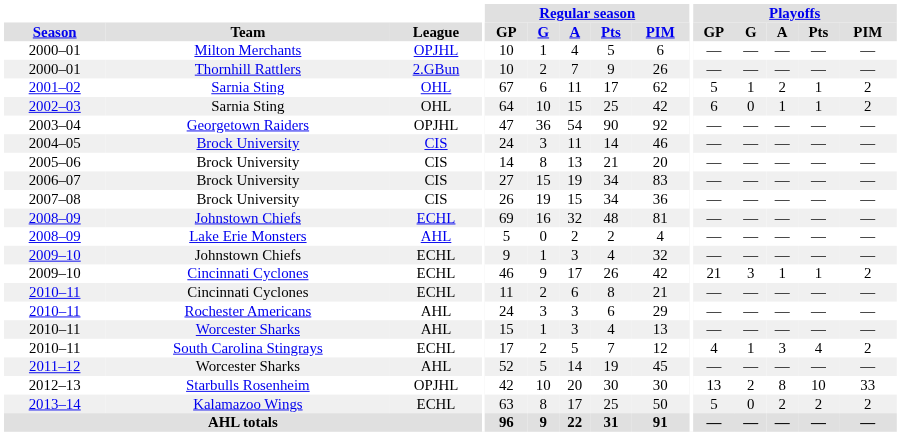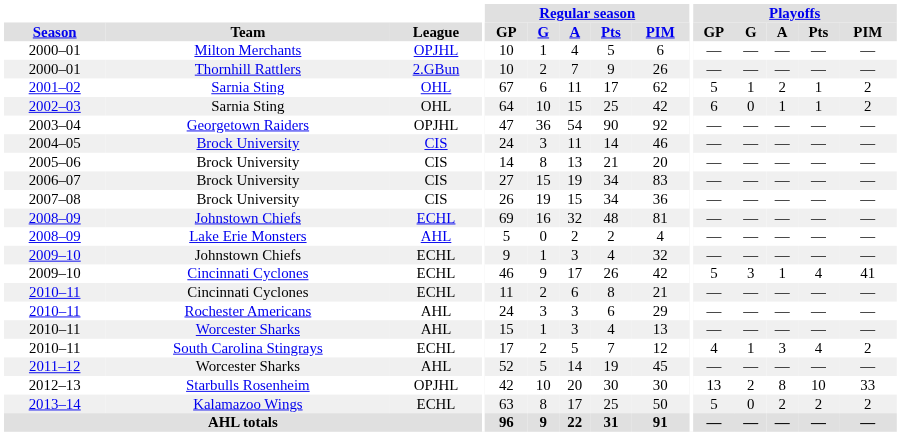(714, 273) 21 -> (714, 273) 5
(818, 273) 1 -> (818, 273) 4
(868, 273) 2 -> (868, 273) 41
